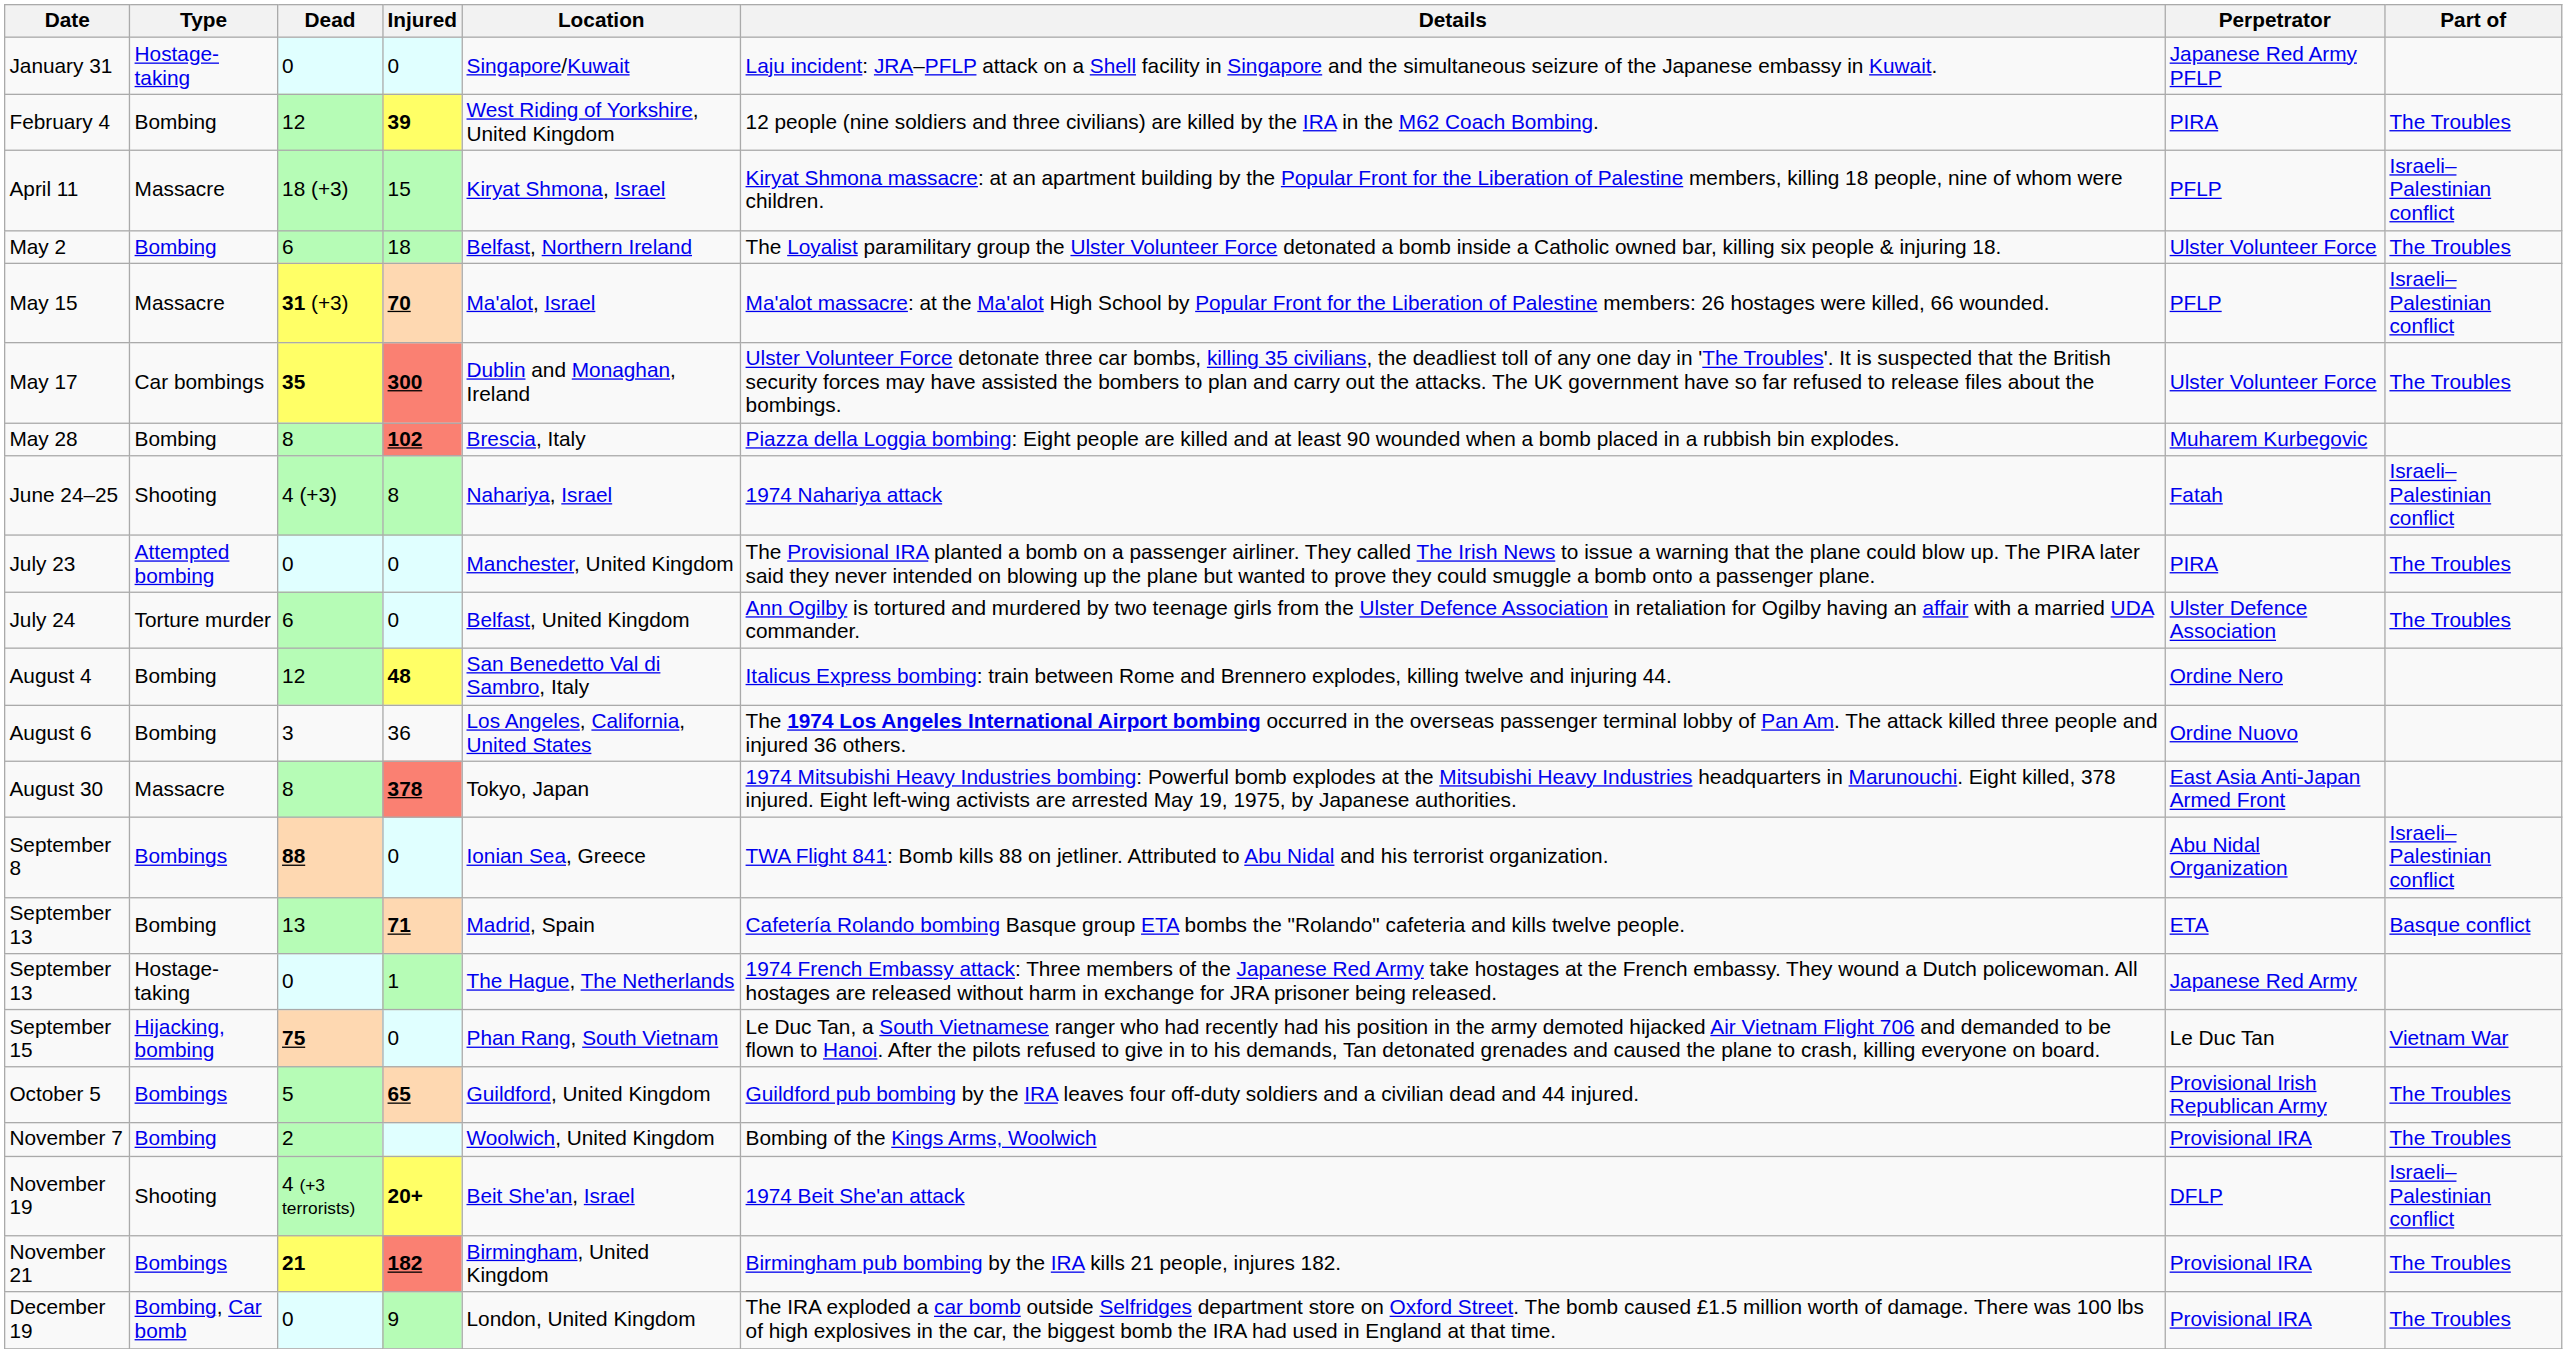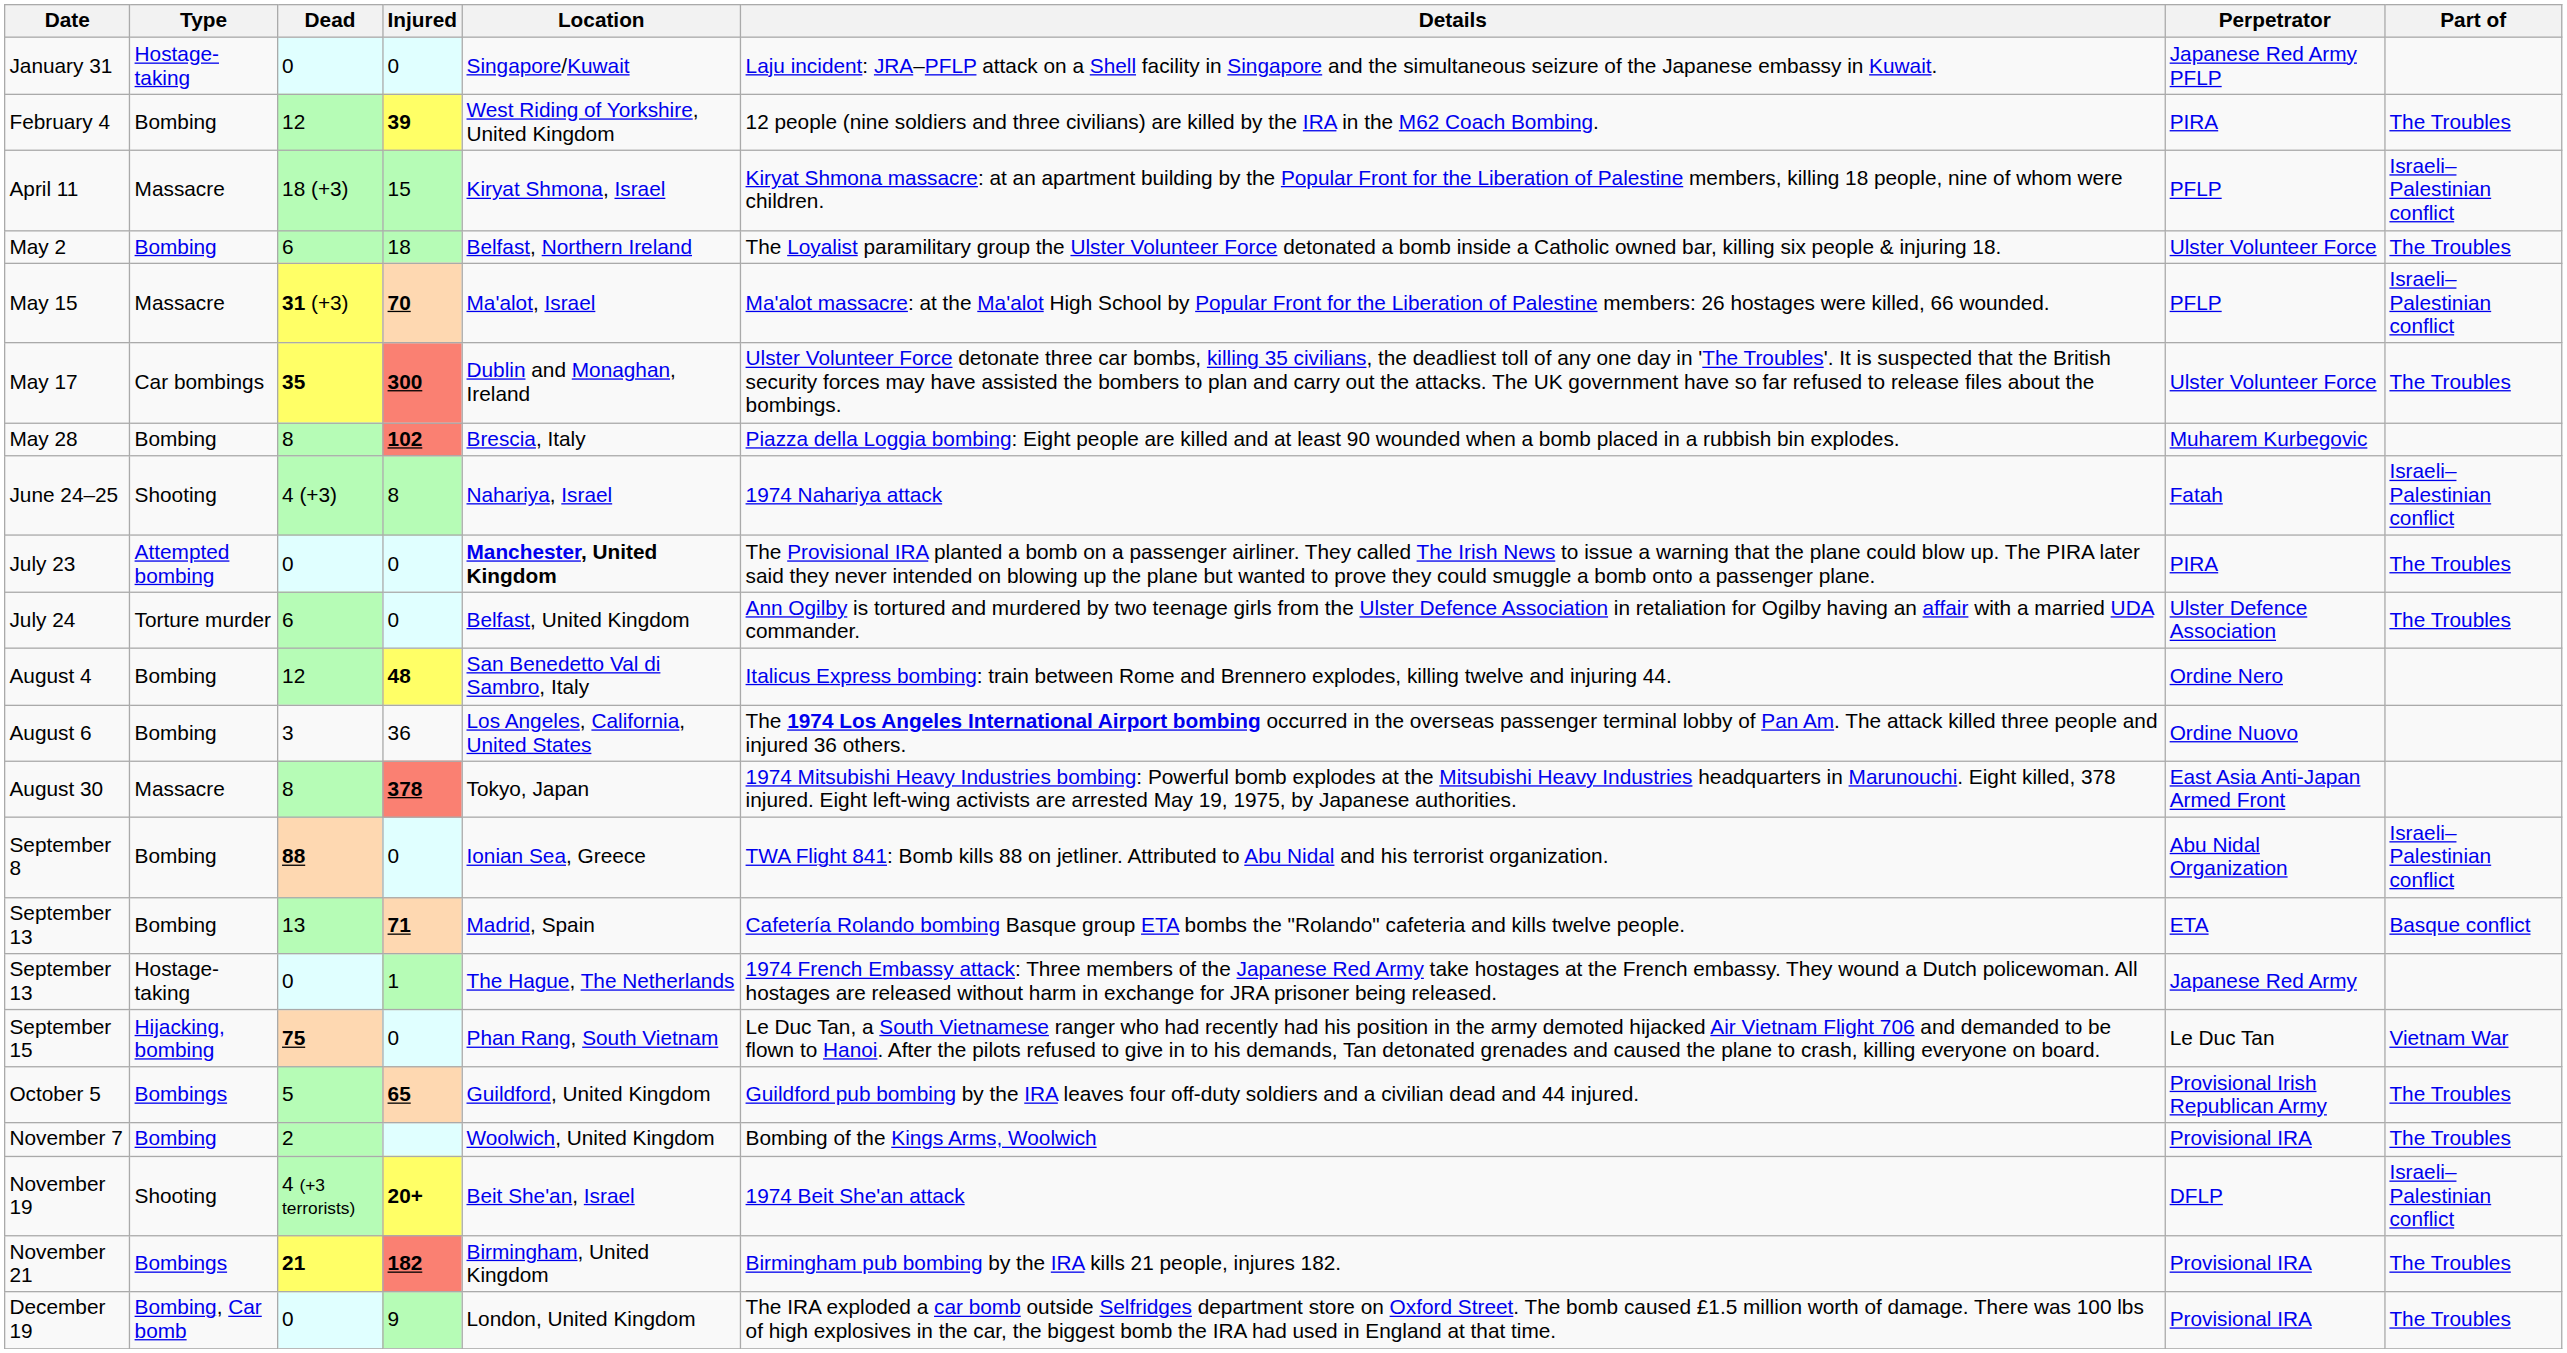(600, 563) normal -> (562, 563) bold
(181, 857) Bombings -> (176, 857) Bombing
